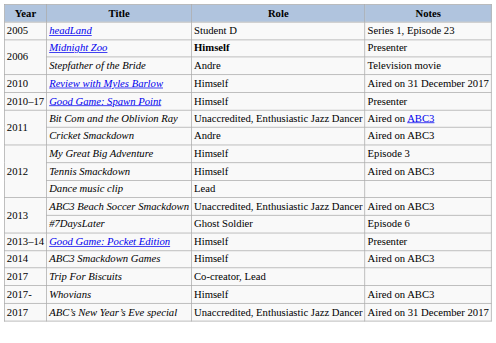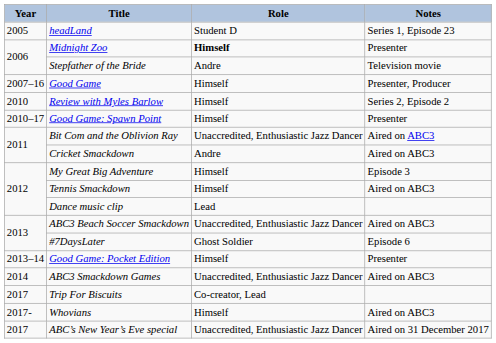+ row: (75, 83)
(428, 83) Aired on 31 December 2017 -> (408, 101) Series 2, Episode 2
(211, 259) Himself -> (278, 277) Unaccredited, Enthusiastic Jazz Dancer
